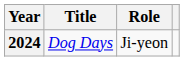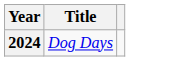- column: (144, 17)
